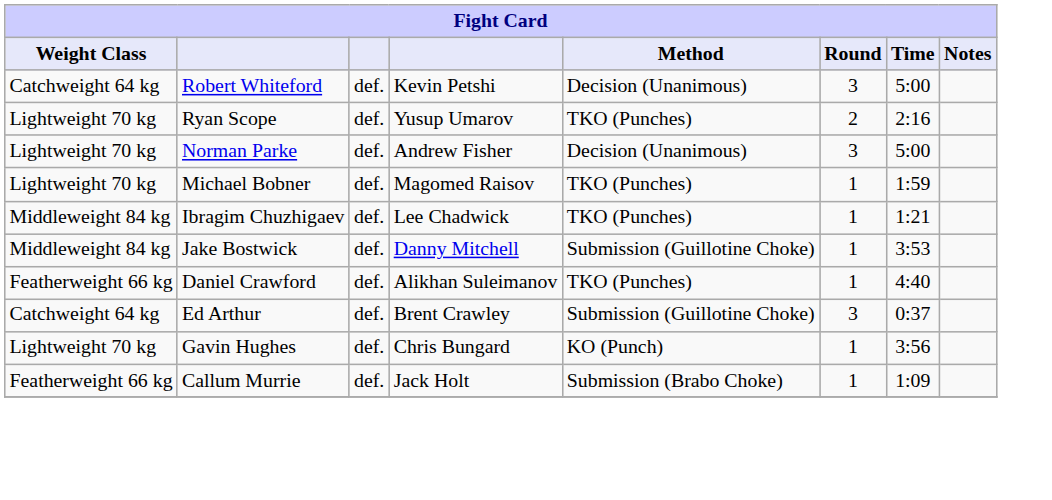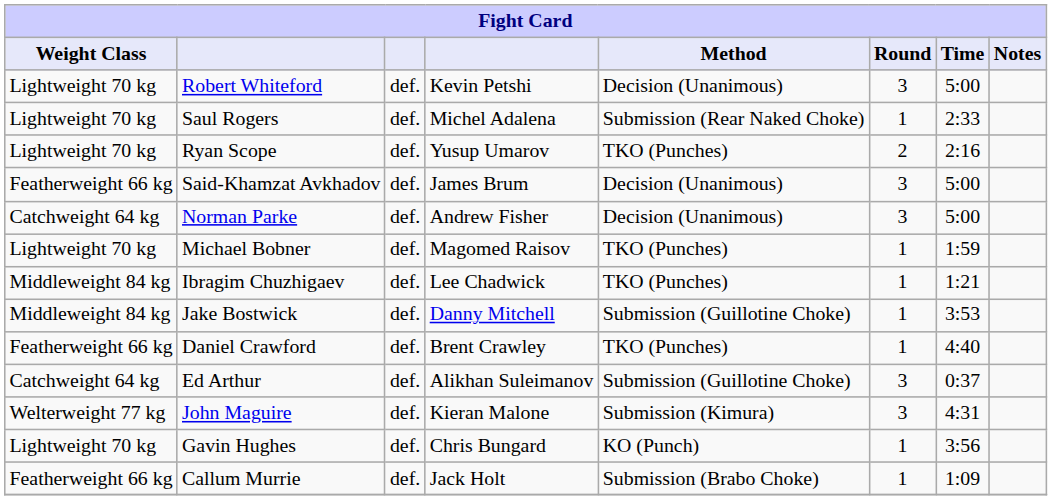(84, 86) Catchweight 64 kg -> (83, 86) Lightweight 70 kg
+ row: (230, 118)
+ row: (281, 184)
(83, 151) Lightweight 70 kg -> (84, 216) Catchweight 64 kg
(476, 282) Alikhan Suleimanov -> (488, 347) Brent Crawley
(452, 314) Brent Crawley -> (512, 380) Alikhan Suleimanov
+ row: (237, 412)
